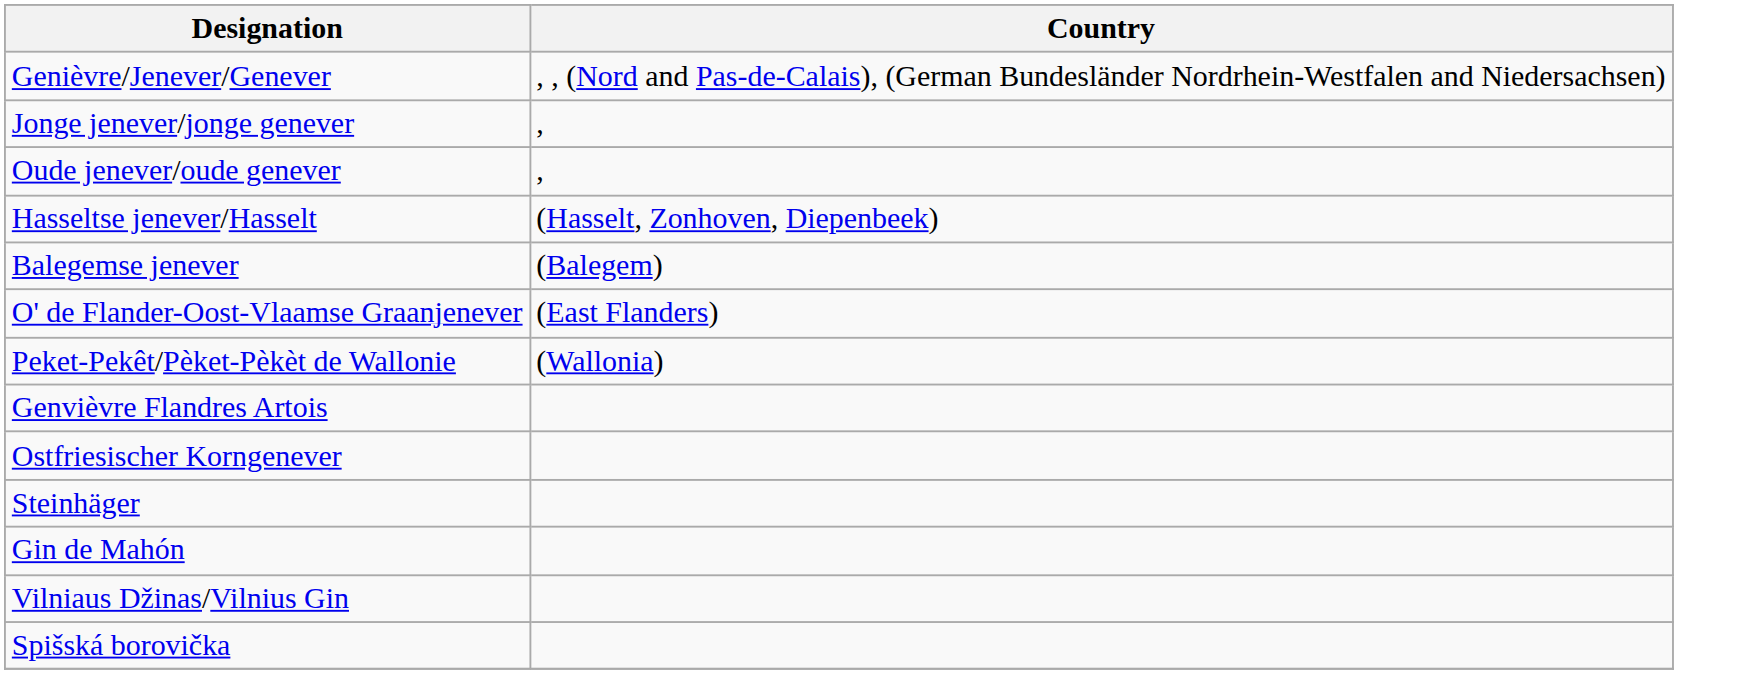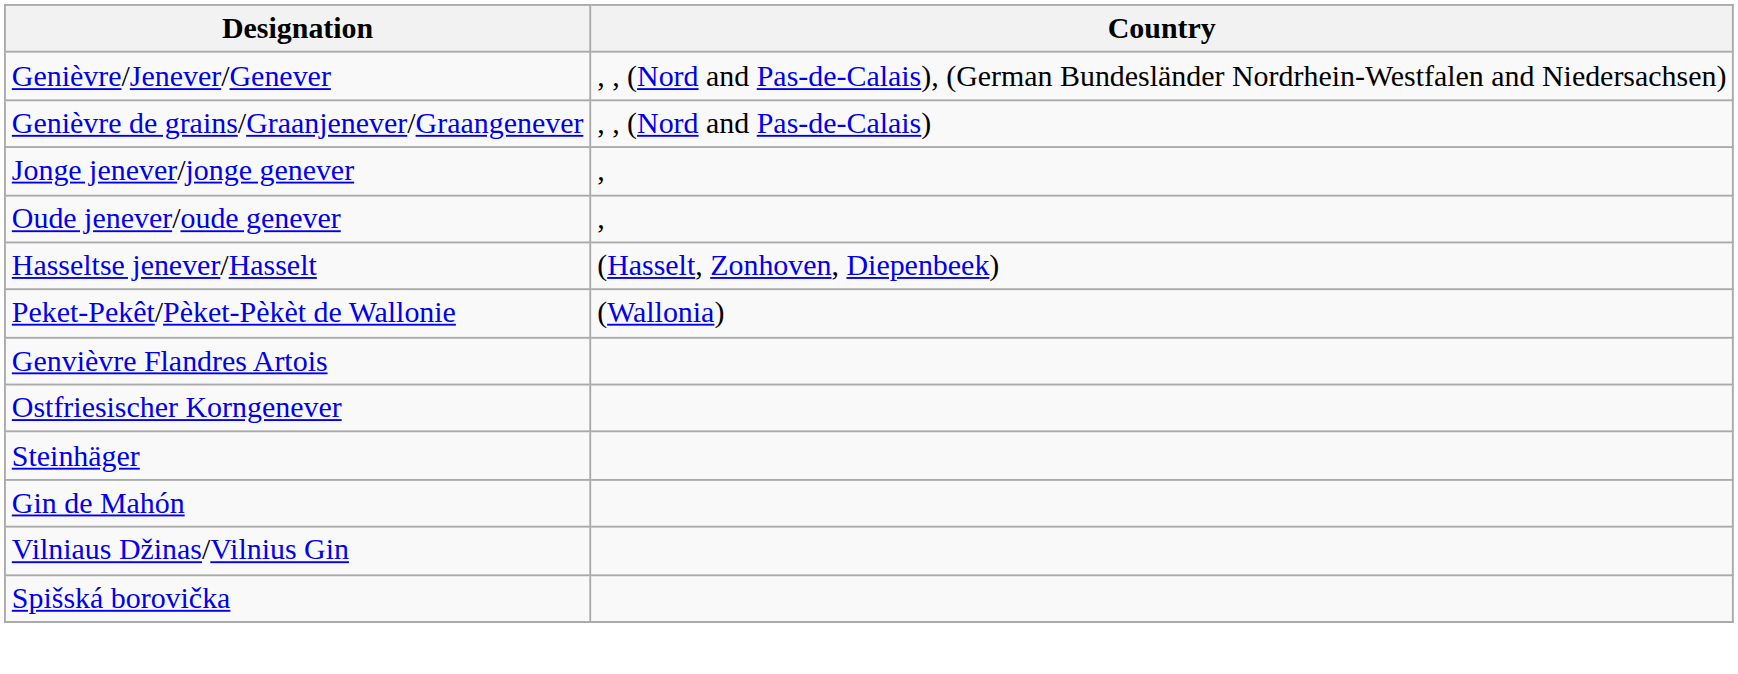+ row: (298, 123)
- row: (125, 265)
- row: (267, 312)
